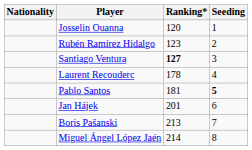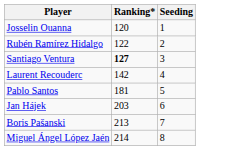- column: (30, 12)
(173, 43) 123 -> (121, 43) 122
(173, 75) 178 -> (121, 75) 142
(214, 91) bold -> (162, 91) normal
(173, 106) 201 -> (121, 106) 203
